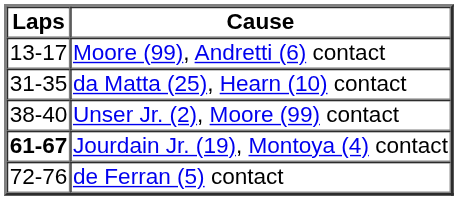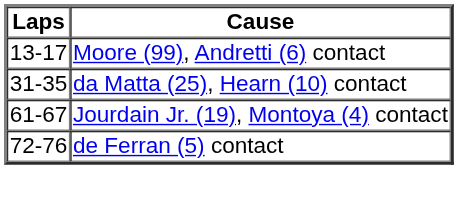- row: (236, 115)
(38, 146) bold -> (38, 115) normal
